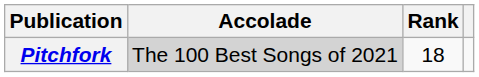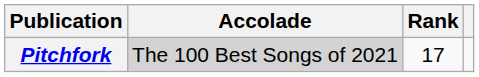(433, 54) 18 -> (433, 54) 17
